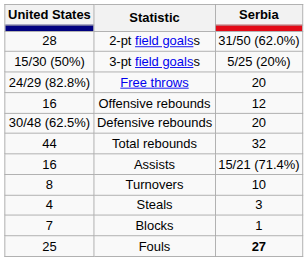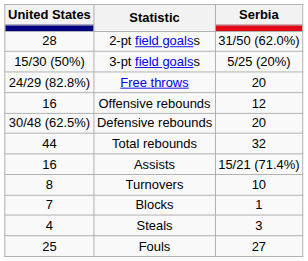rows swapped: (155, 205) <-> (154, 226)
(259, 246) bold -> (259, 246) normal
